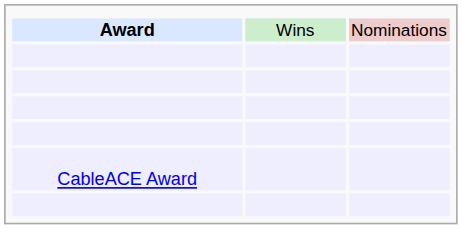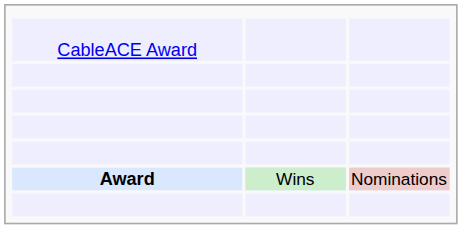rows swapped: (127, 30) <-> (127, 179)
